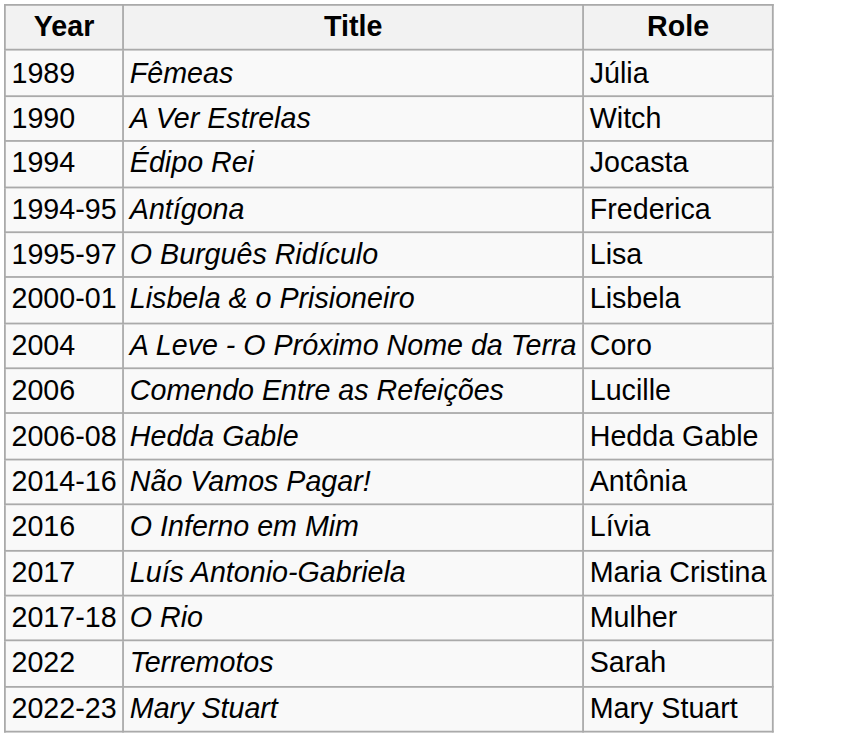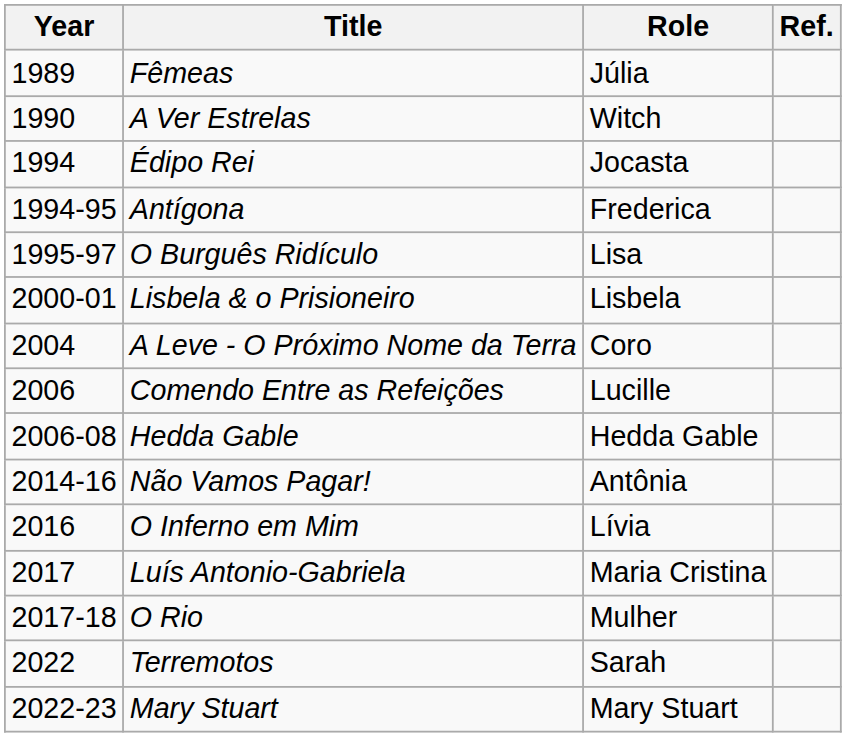+ column: (807, 27)
